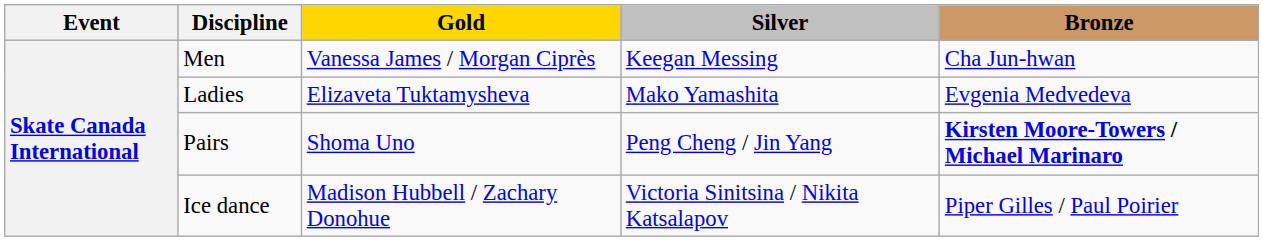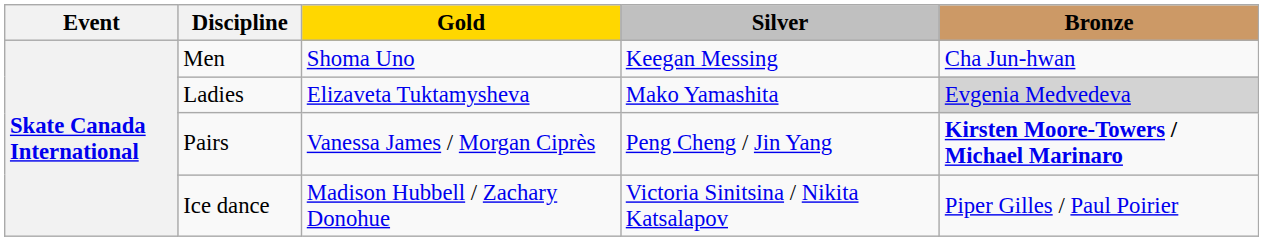(451, 58) Vanessa James / Morgan Ciprès -> (361, 58) Shoma Uno
(1038, 94) no background -> (1038, 94) lightgrey background
(361, 143) Shoma Uno -> (451, 143) Vanessa James / Morgan Ciprès
